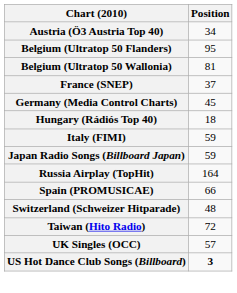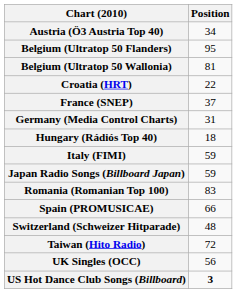+ row: (96, 84)
(210, 102) 45 -> (210, 119) 31
+ row: (96, 191)
- row: (96, 173)
(210, 244) 57 -> (210, 262) 56
